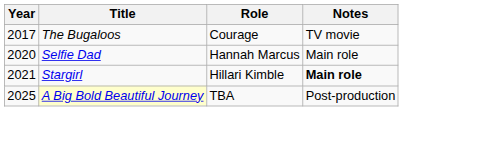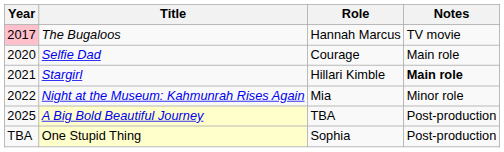(22, 34) no background -> (22, 34) pink background
(234, 34) Courage -> (356, 34) Hannah Marcus
(255, 55) Hannah Marcus -> (335, 55) Courage
+ row: (173, 95)
+ row: (91, 136)
